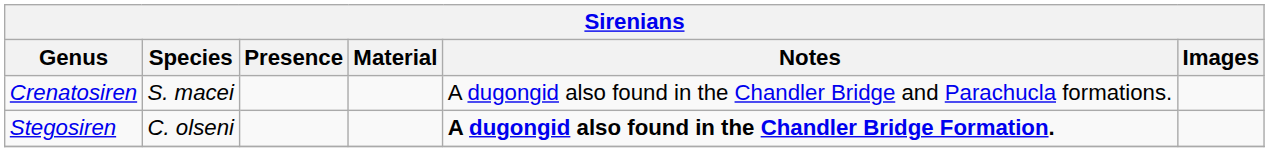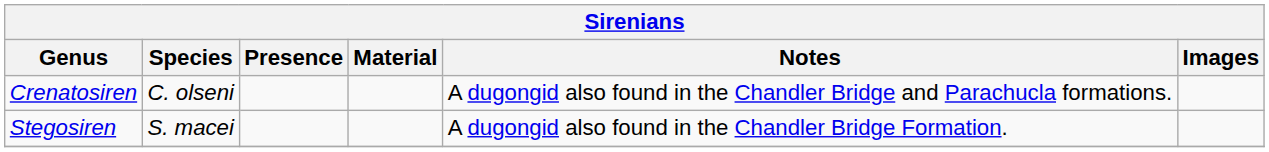(191, 92) S. macei -> (191, 92) C. olseni
(191, 127) C. olseni -> (191, 127) S. macei
(751, 127) bold -> (728, 127) normal
